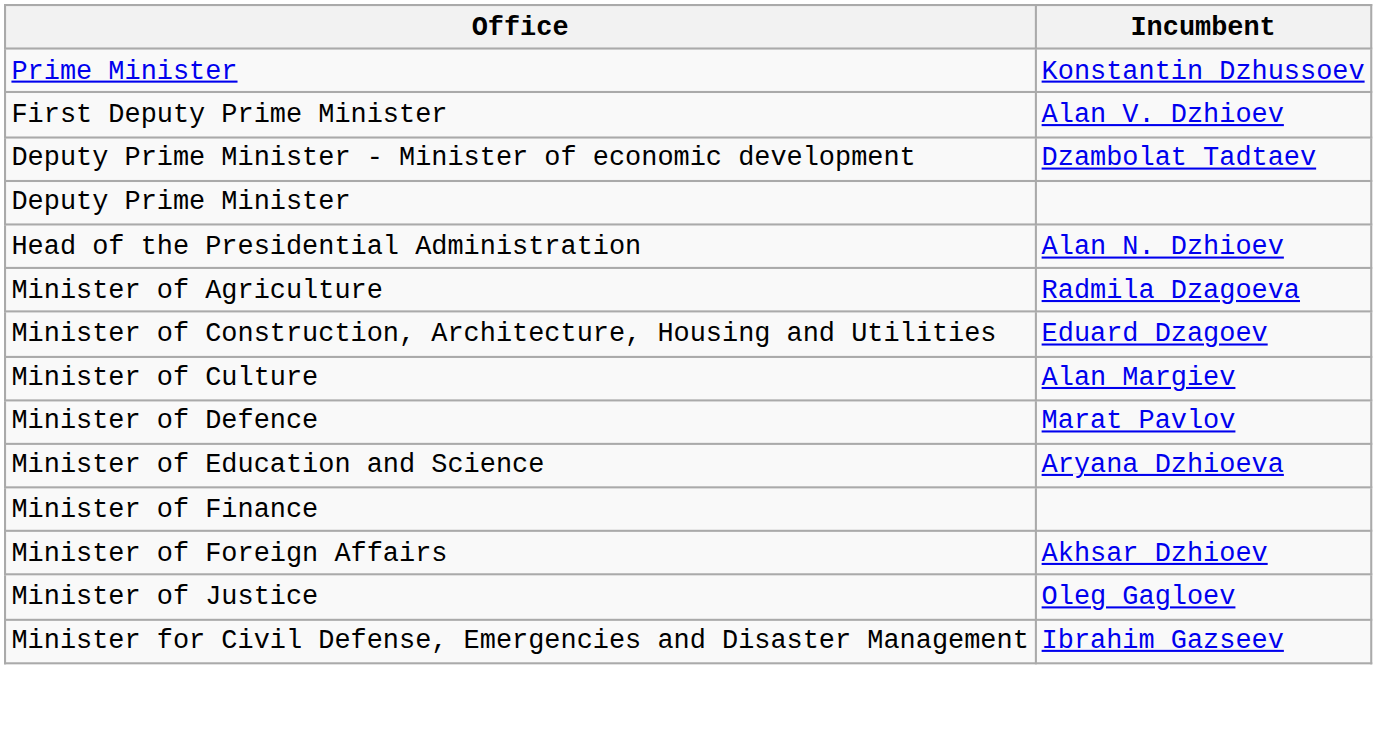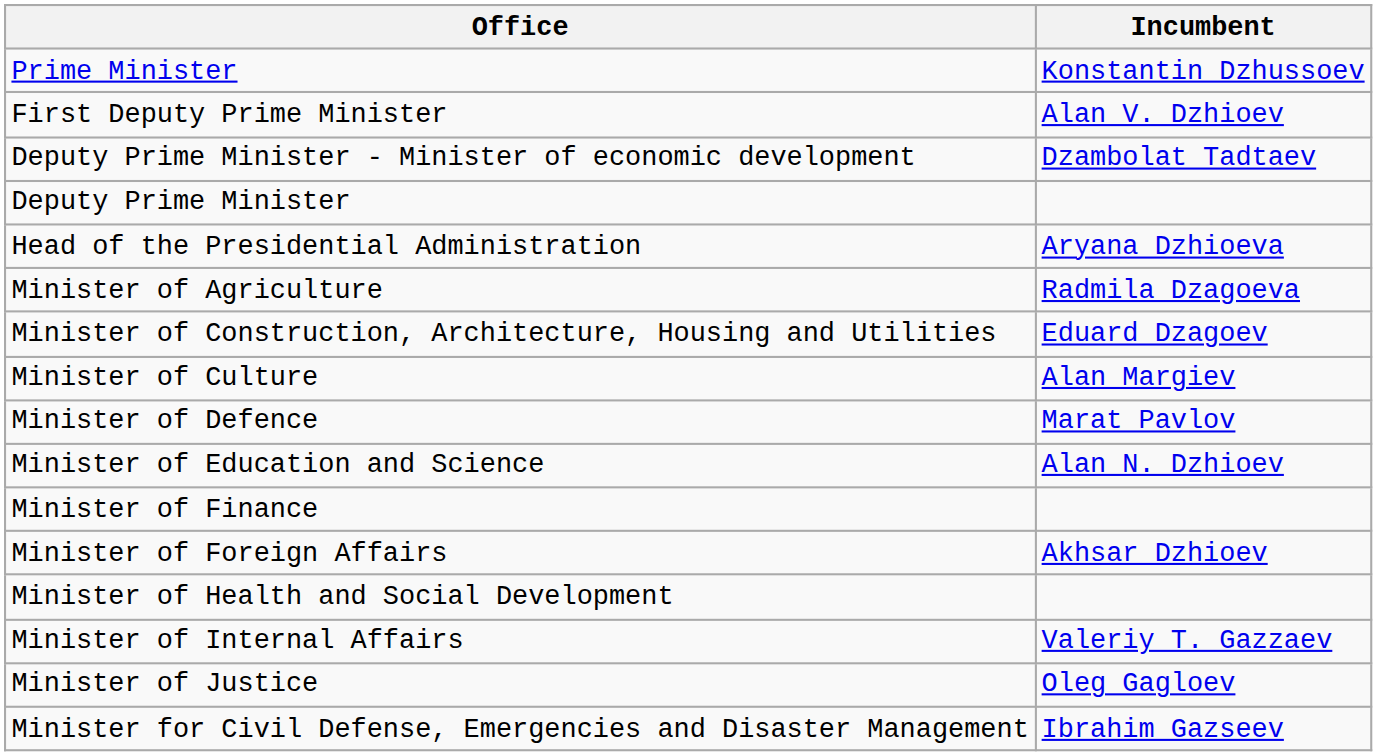(1163, 246) Alan N. Dzhioev -> (1163, 246) Aryana Dzhioeva
(1163, 466) Aryana Dzhioeva -> (1163, 466) Alan N. Dzhioev
+ row: (342, 597)
+ row: (238, 641)
